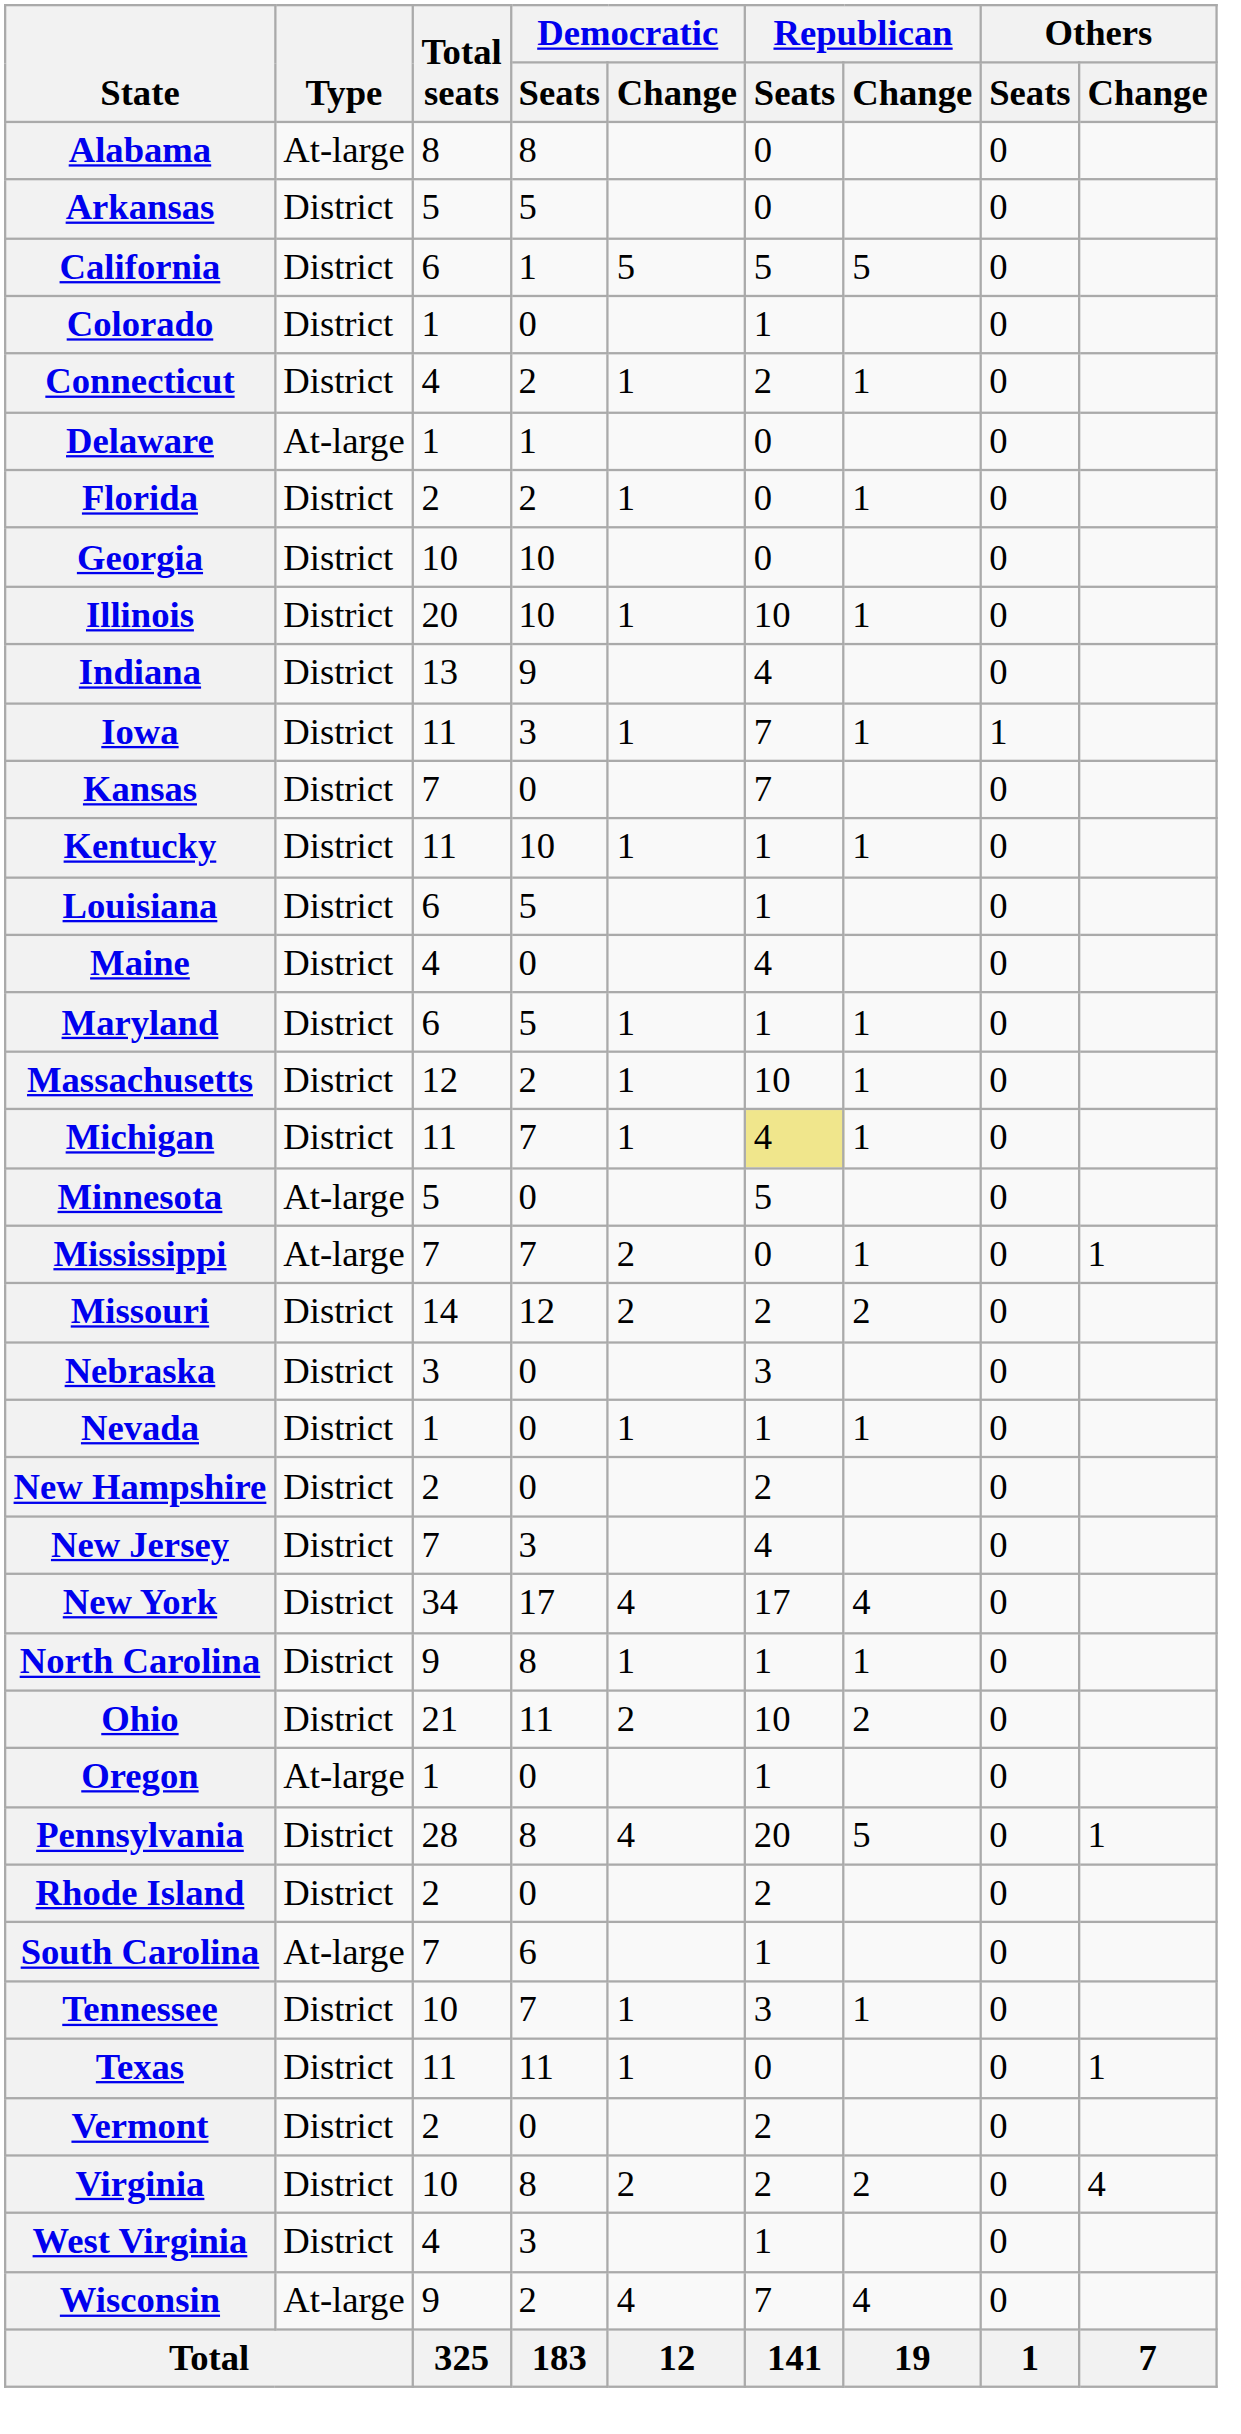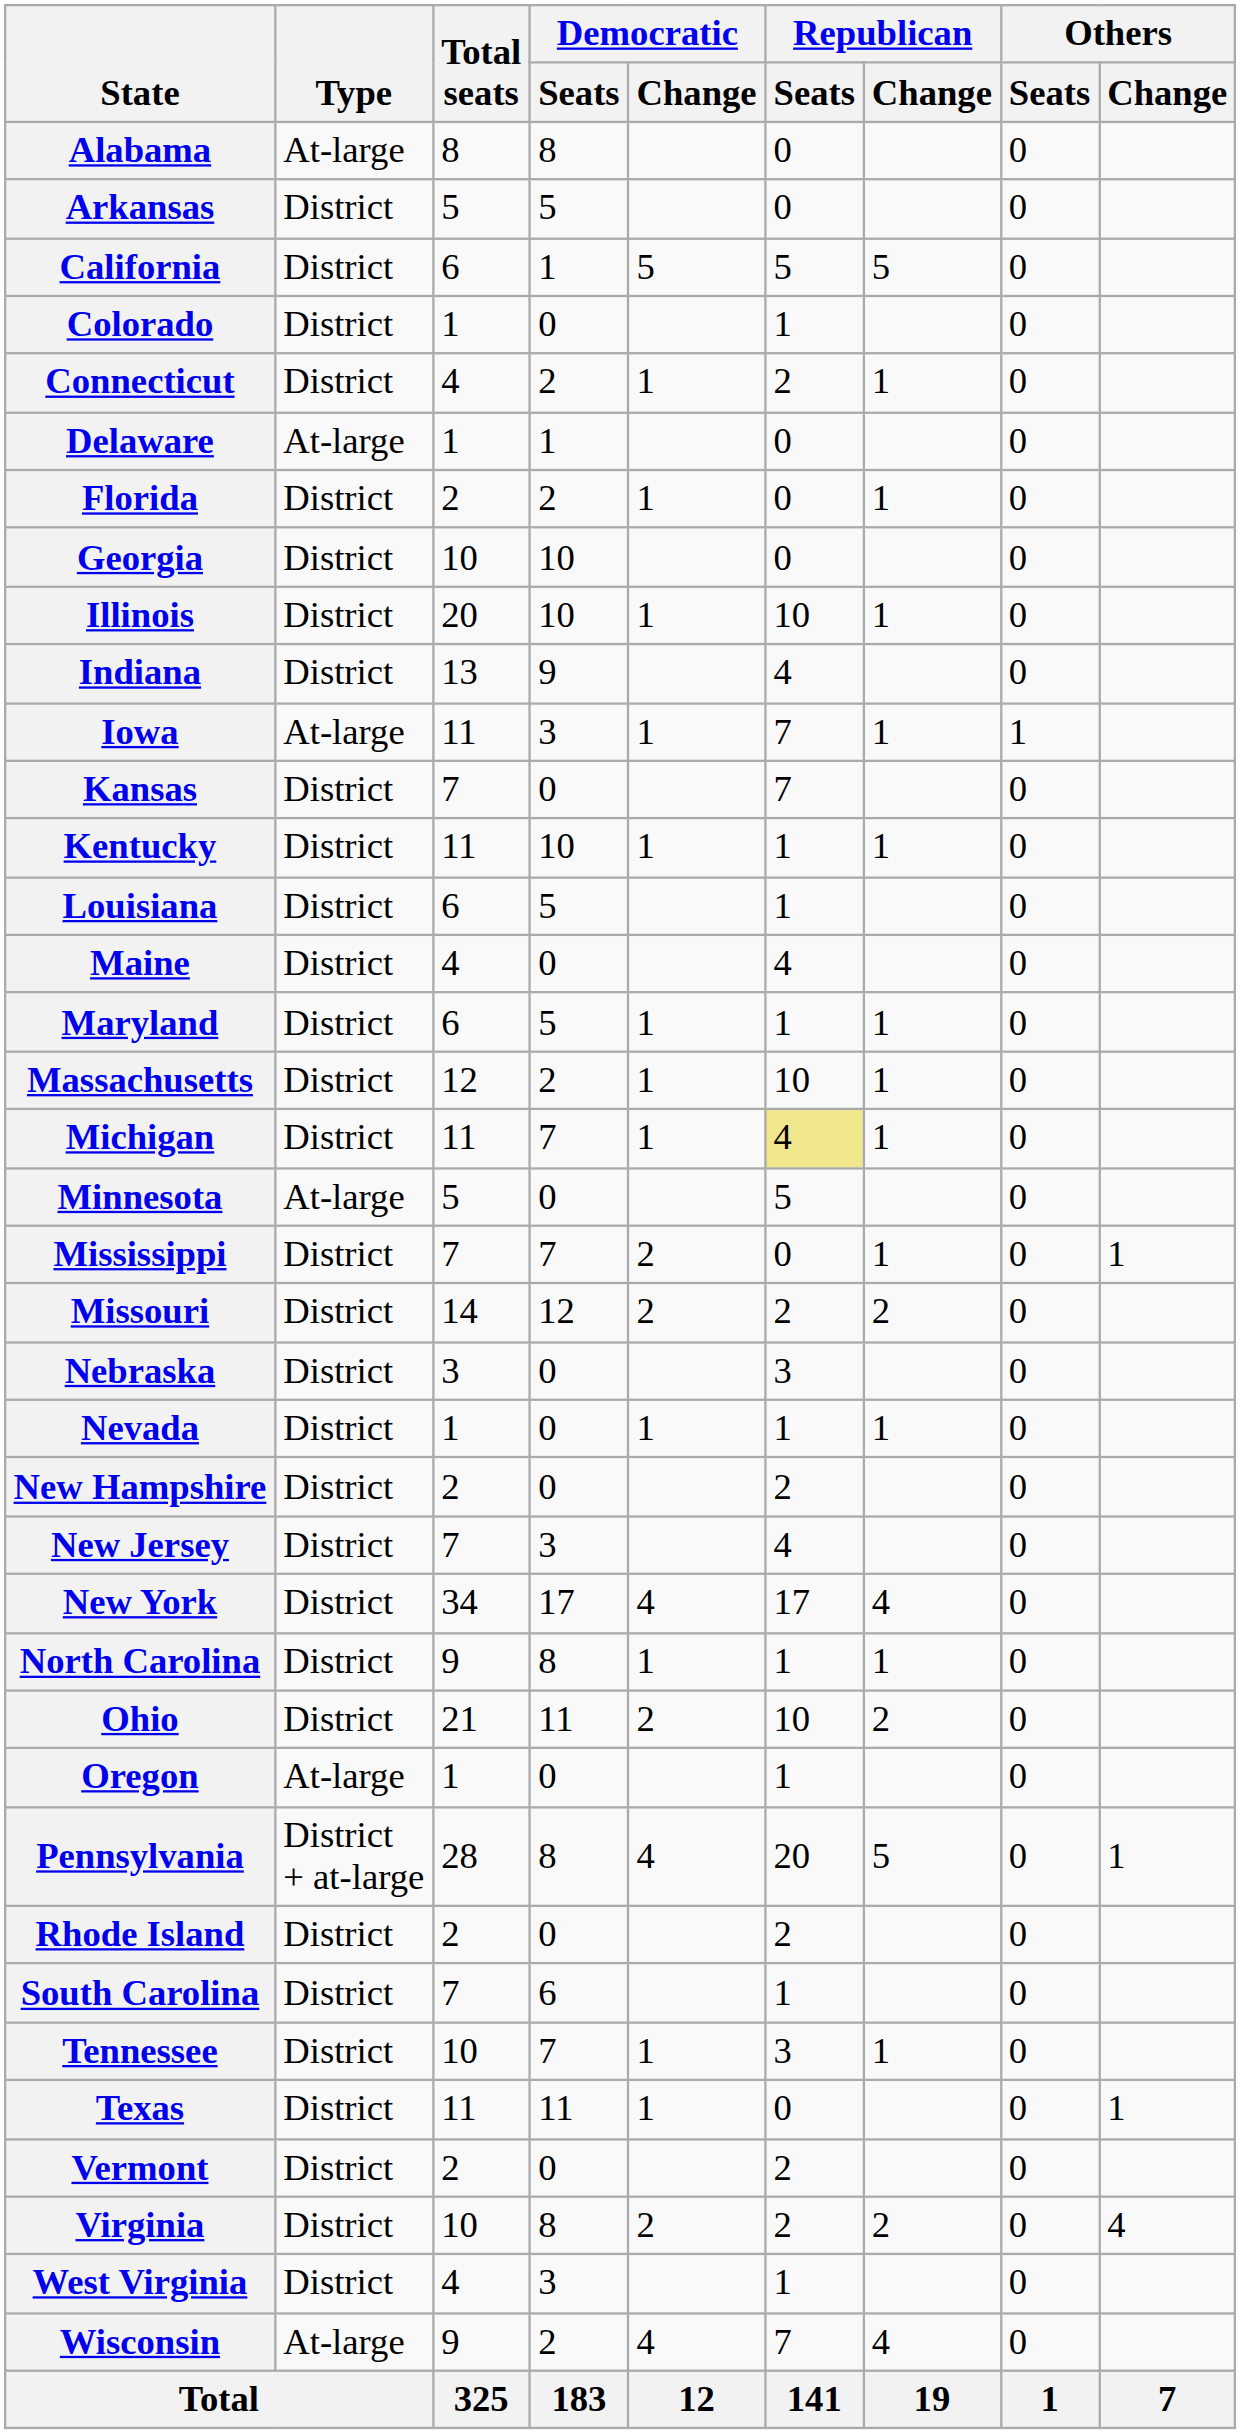(338, 730) District -> (344, 730) At-large
(344, 1253) At-large -> (338, 1253) District
(338, 1834) District -> (354, 1855) District + at-large
(344, 1951) At-large -> (338, 1992) District
